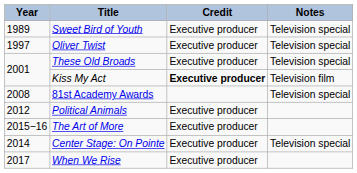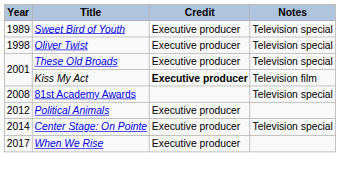(18, 45) 1997 -> (18, 45) 1998
- row: (88, 127)
